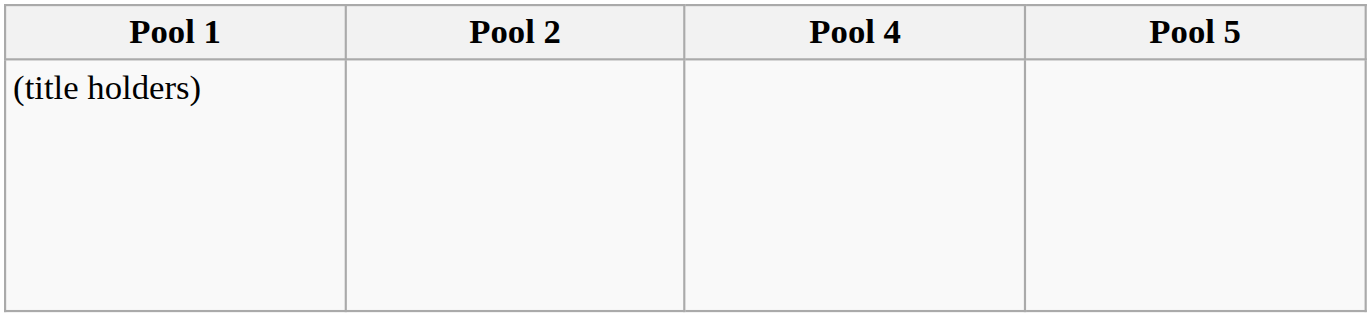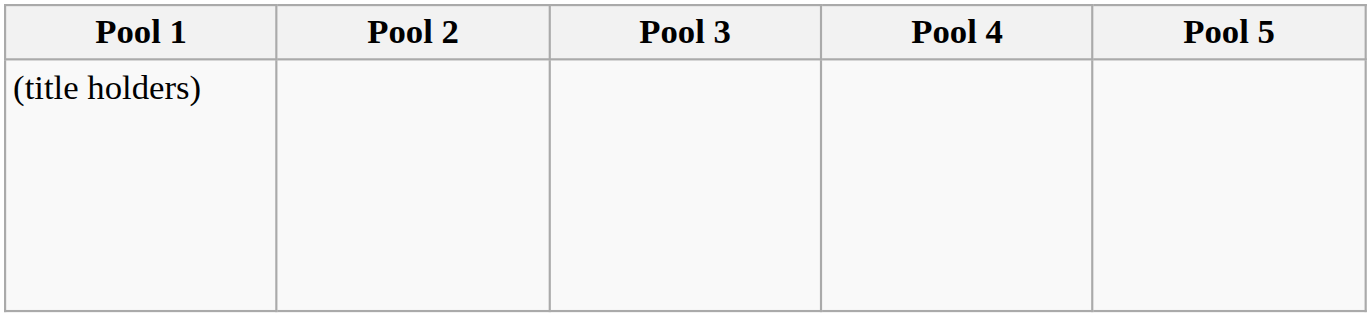+ column: (685, 32)
